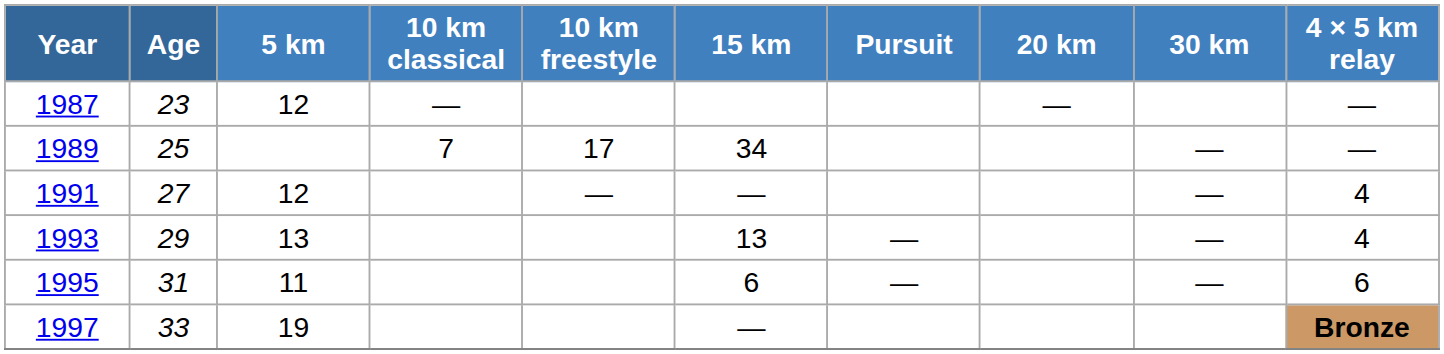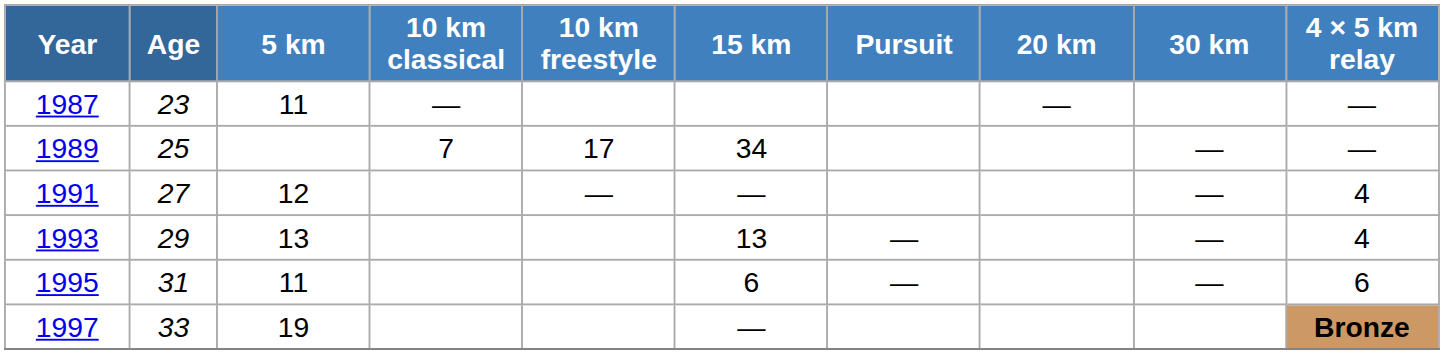(294, 104) 12 -> (294, 104) 11
